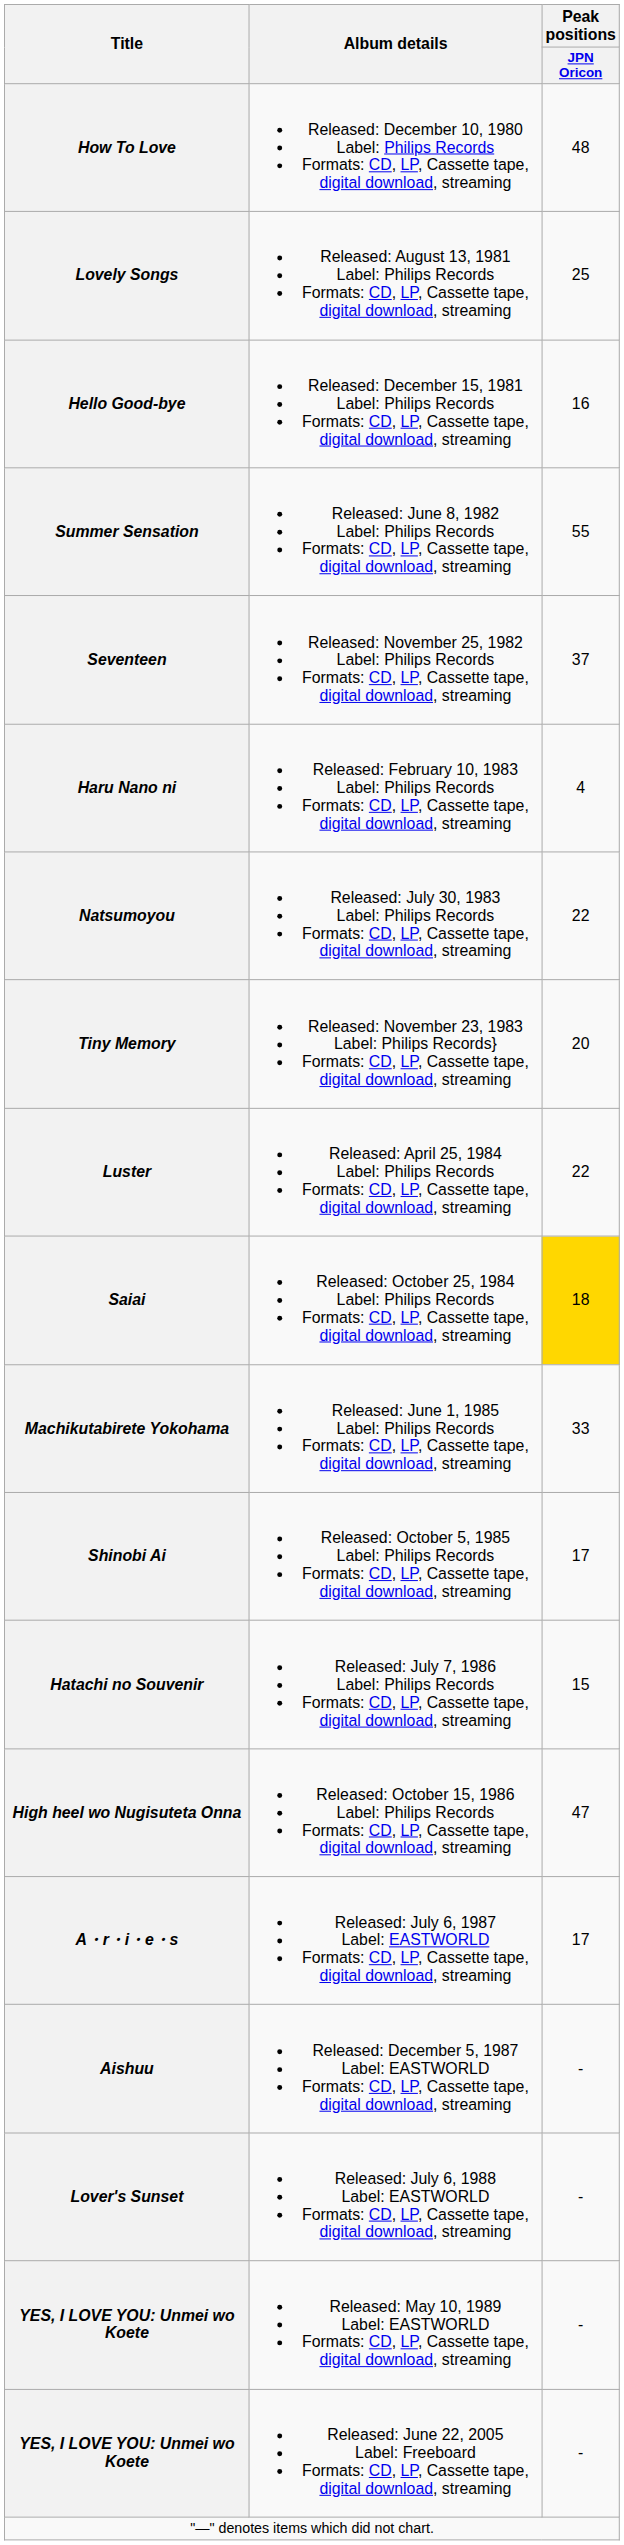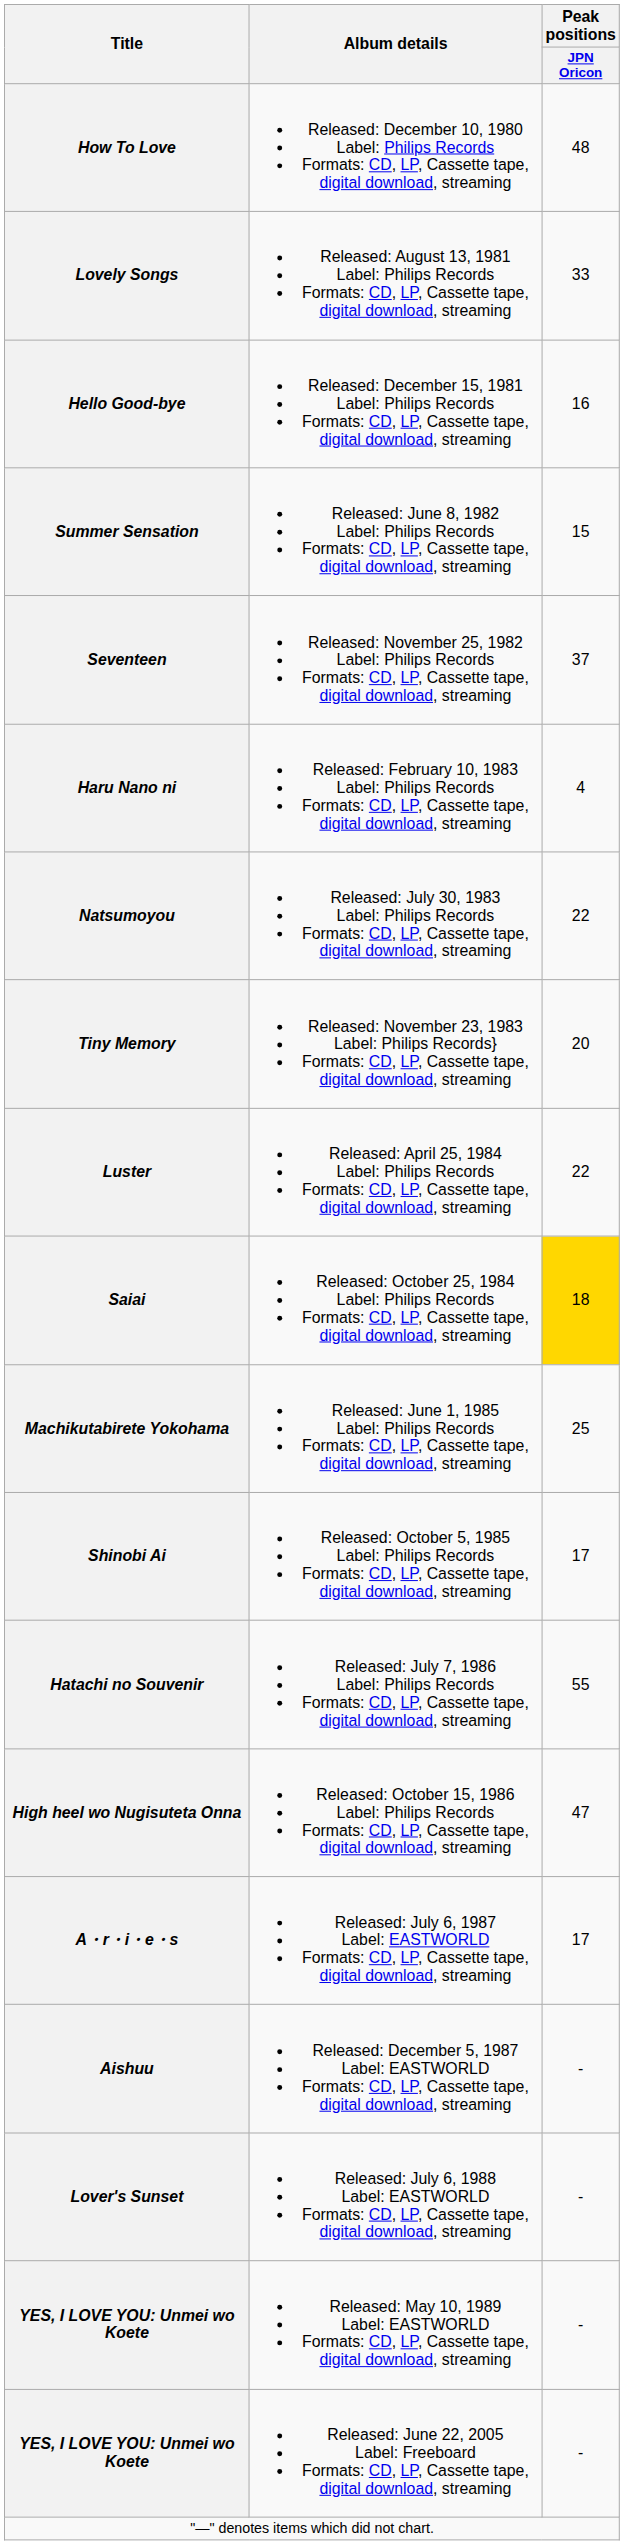(581, 275) 25 -> (581, 275) 33
(581, 531) 55 -> (581, 531) 15
(581, 1428) 33 -> (581, 1428) 25
(581, 1684) 15 -> (581, 1684) 55
